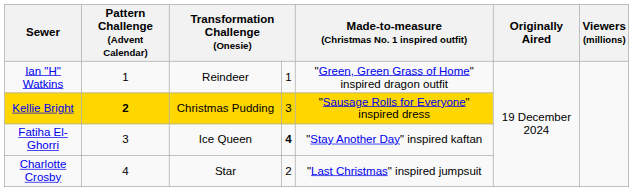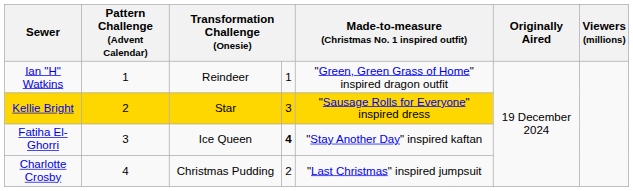(125, 108) bold -> (125, 108) normal
(225, 108) Christmas Pudding -> (225, 108) Star
(225, 170) Star -> (225, 170) Christmas Pudding
